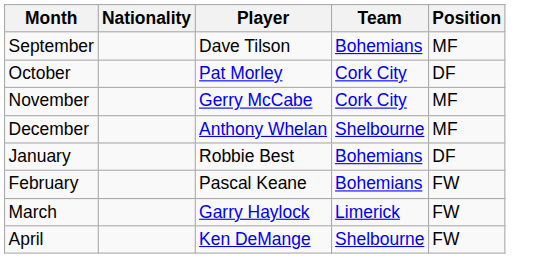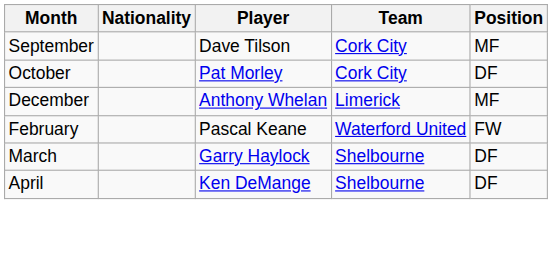(379, 45) Bohemians -> (371, 45) Cork City
- row: (49, 101)
(380, 128) Shelbourne -> (368, 101) Limerick
- row: (40, 156)
(379, 184) Bohemians -> (401, 128) Waterford United
(368, 211) Limerick -> (380, 156) Shelbourne
(446, 211) FW -> (486, 156) DF
(446, 239) FW -> (486, 184) DF
